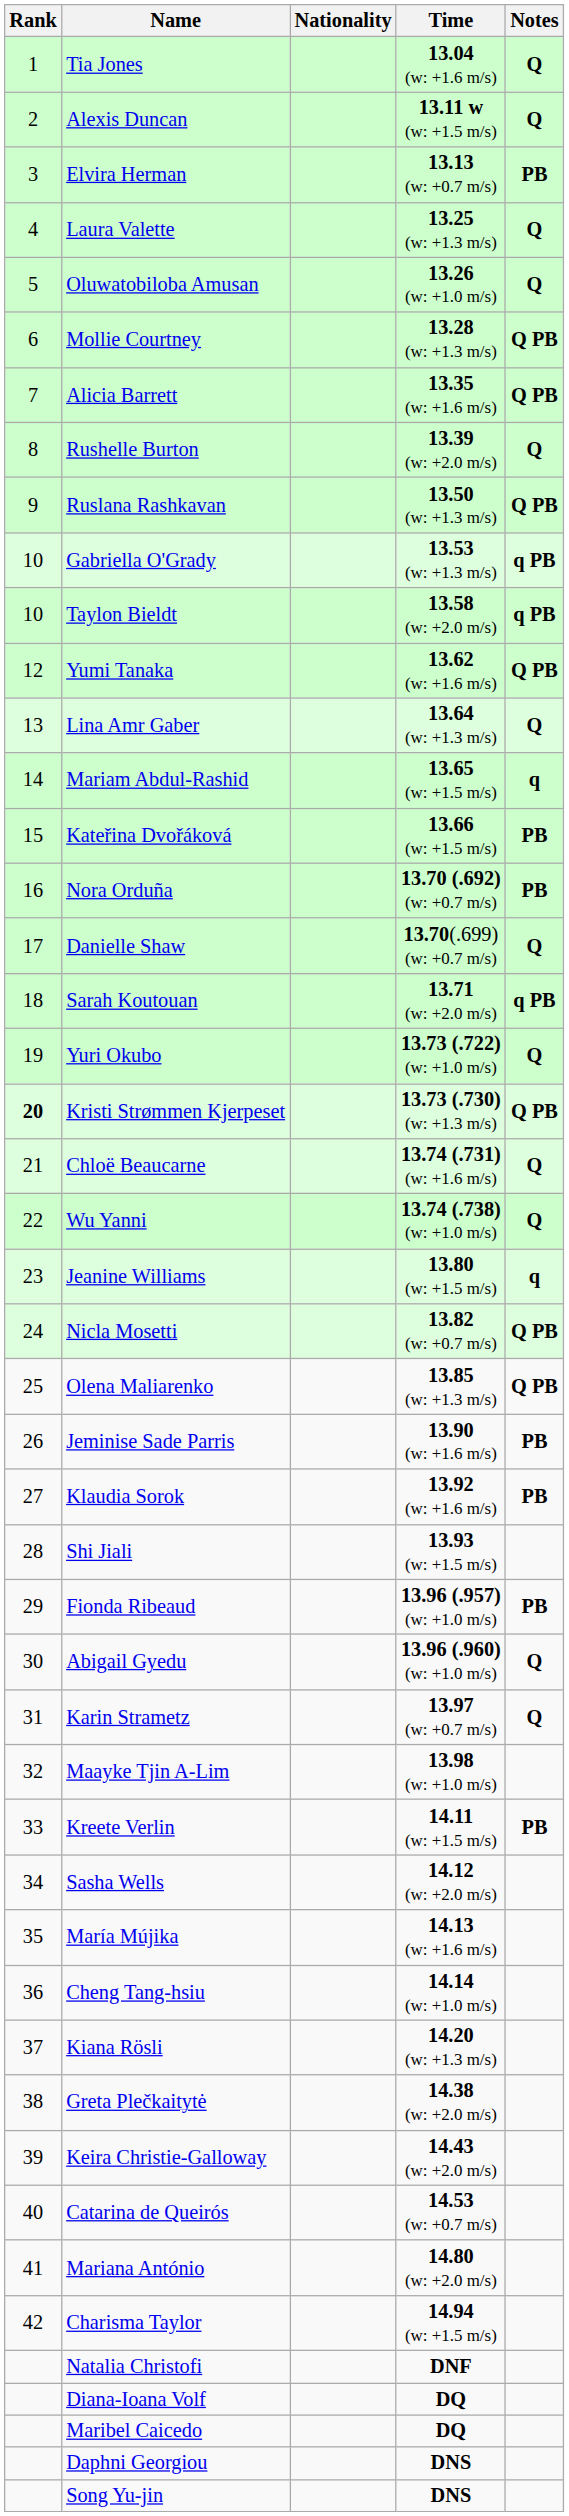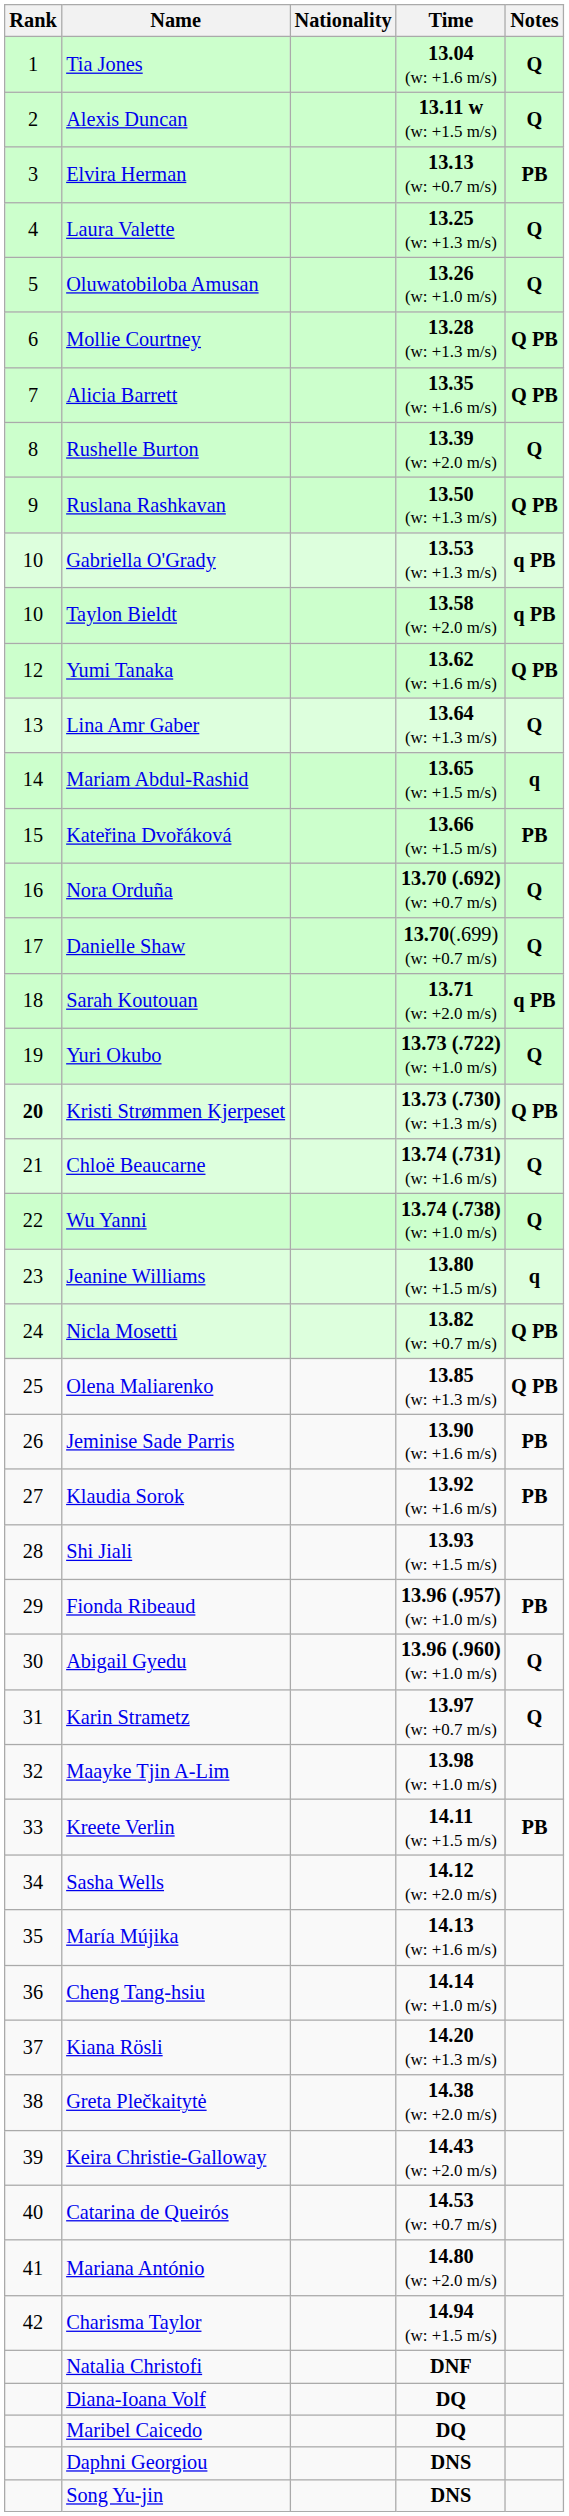(534, 890) PB -> (534, 890) Q
